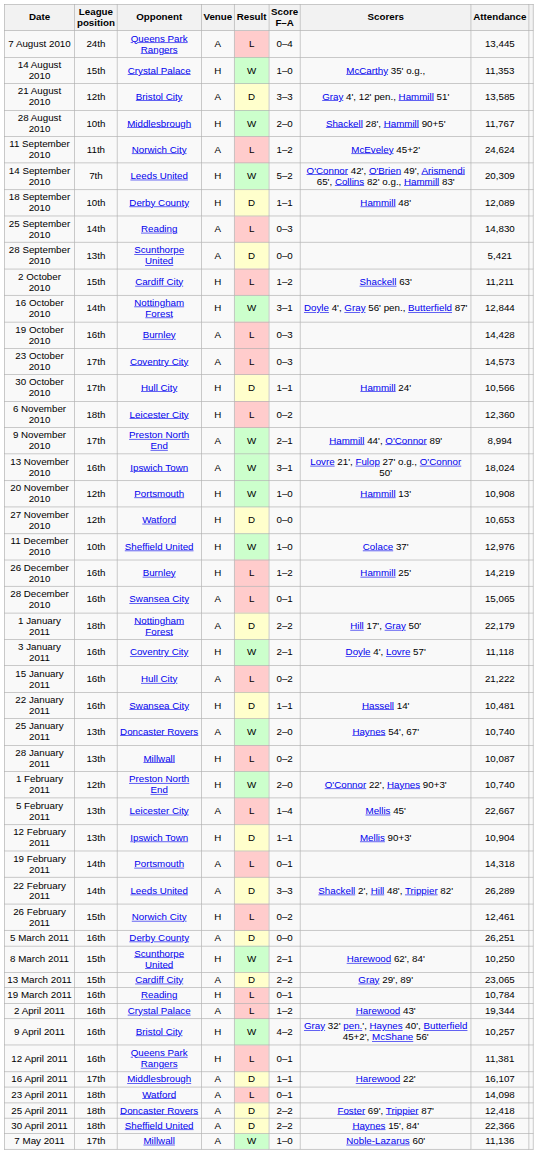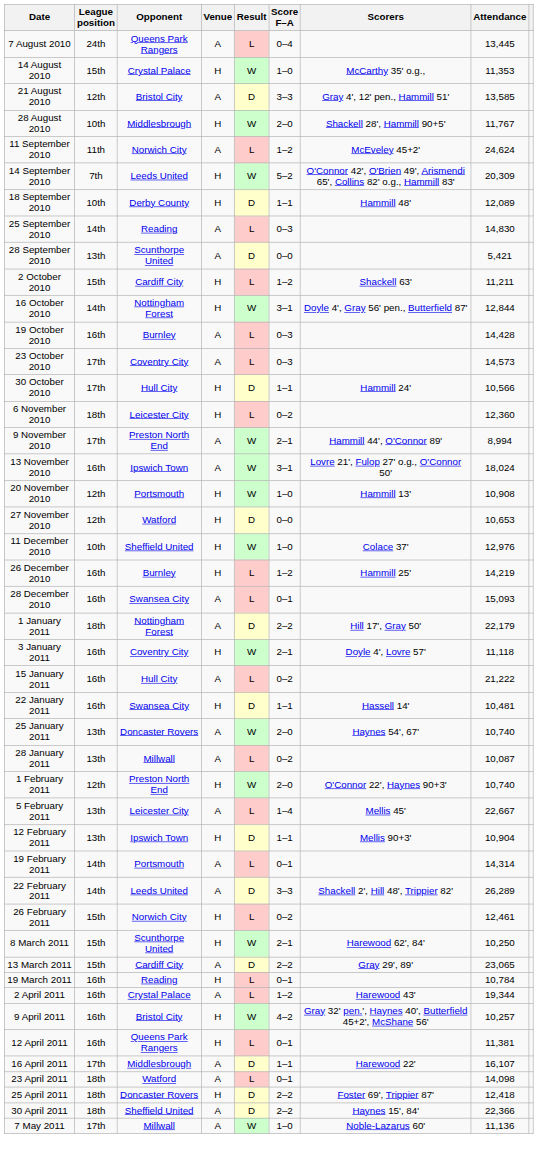(500, 599) 15,065 -> (500, 599) 15,093
(218, 758) H -> (218, 758) A
(500, 864) 14,318 -> (500, 864) 14,314
- row: (39, 938)
(218, 1110) A -> (218, 1095) H
